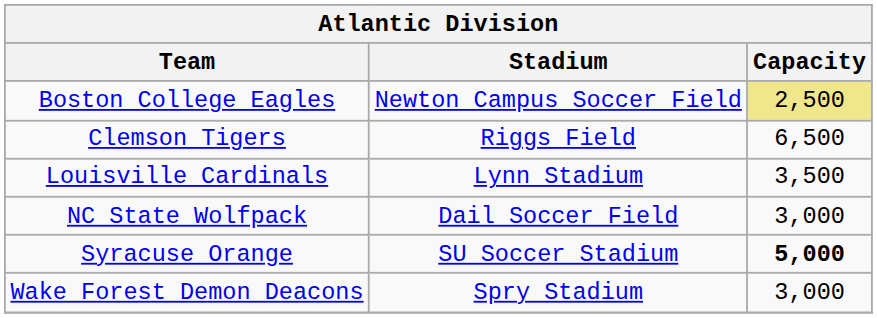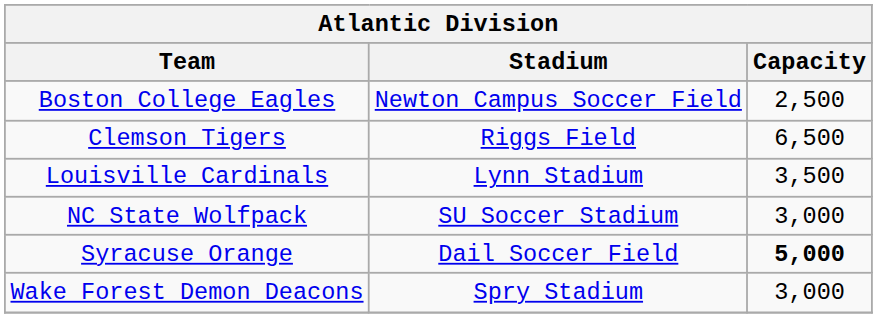(810, 101) khaki background -> (810, 101) no background
(558, 216) Dail Soccer Field -> (558, 216) SU Soccer Stadium
(558, 254) SU Soccer Stadium -> (558, 254) Dail Soccer Field
